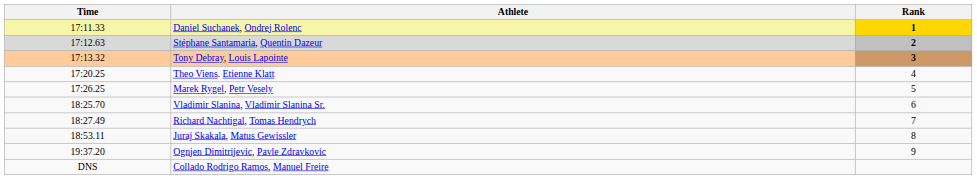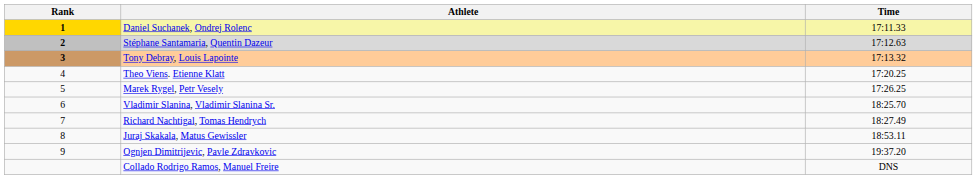columns swapped: (913, 12) <-> (88, 12)
